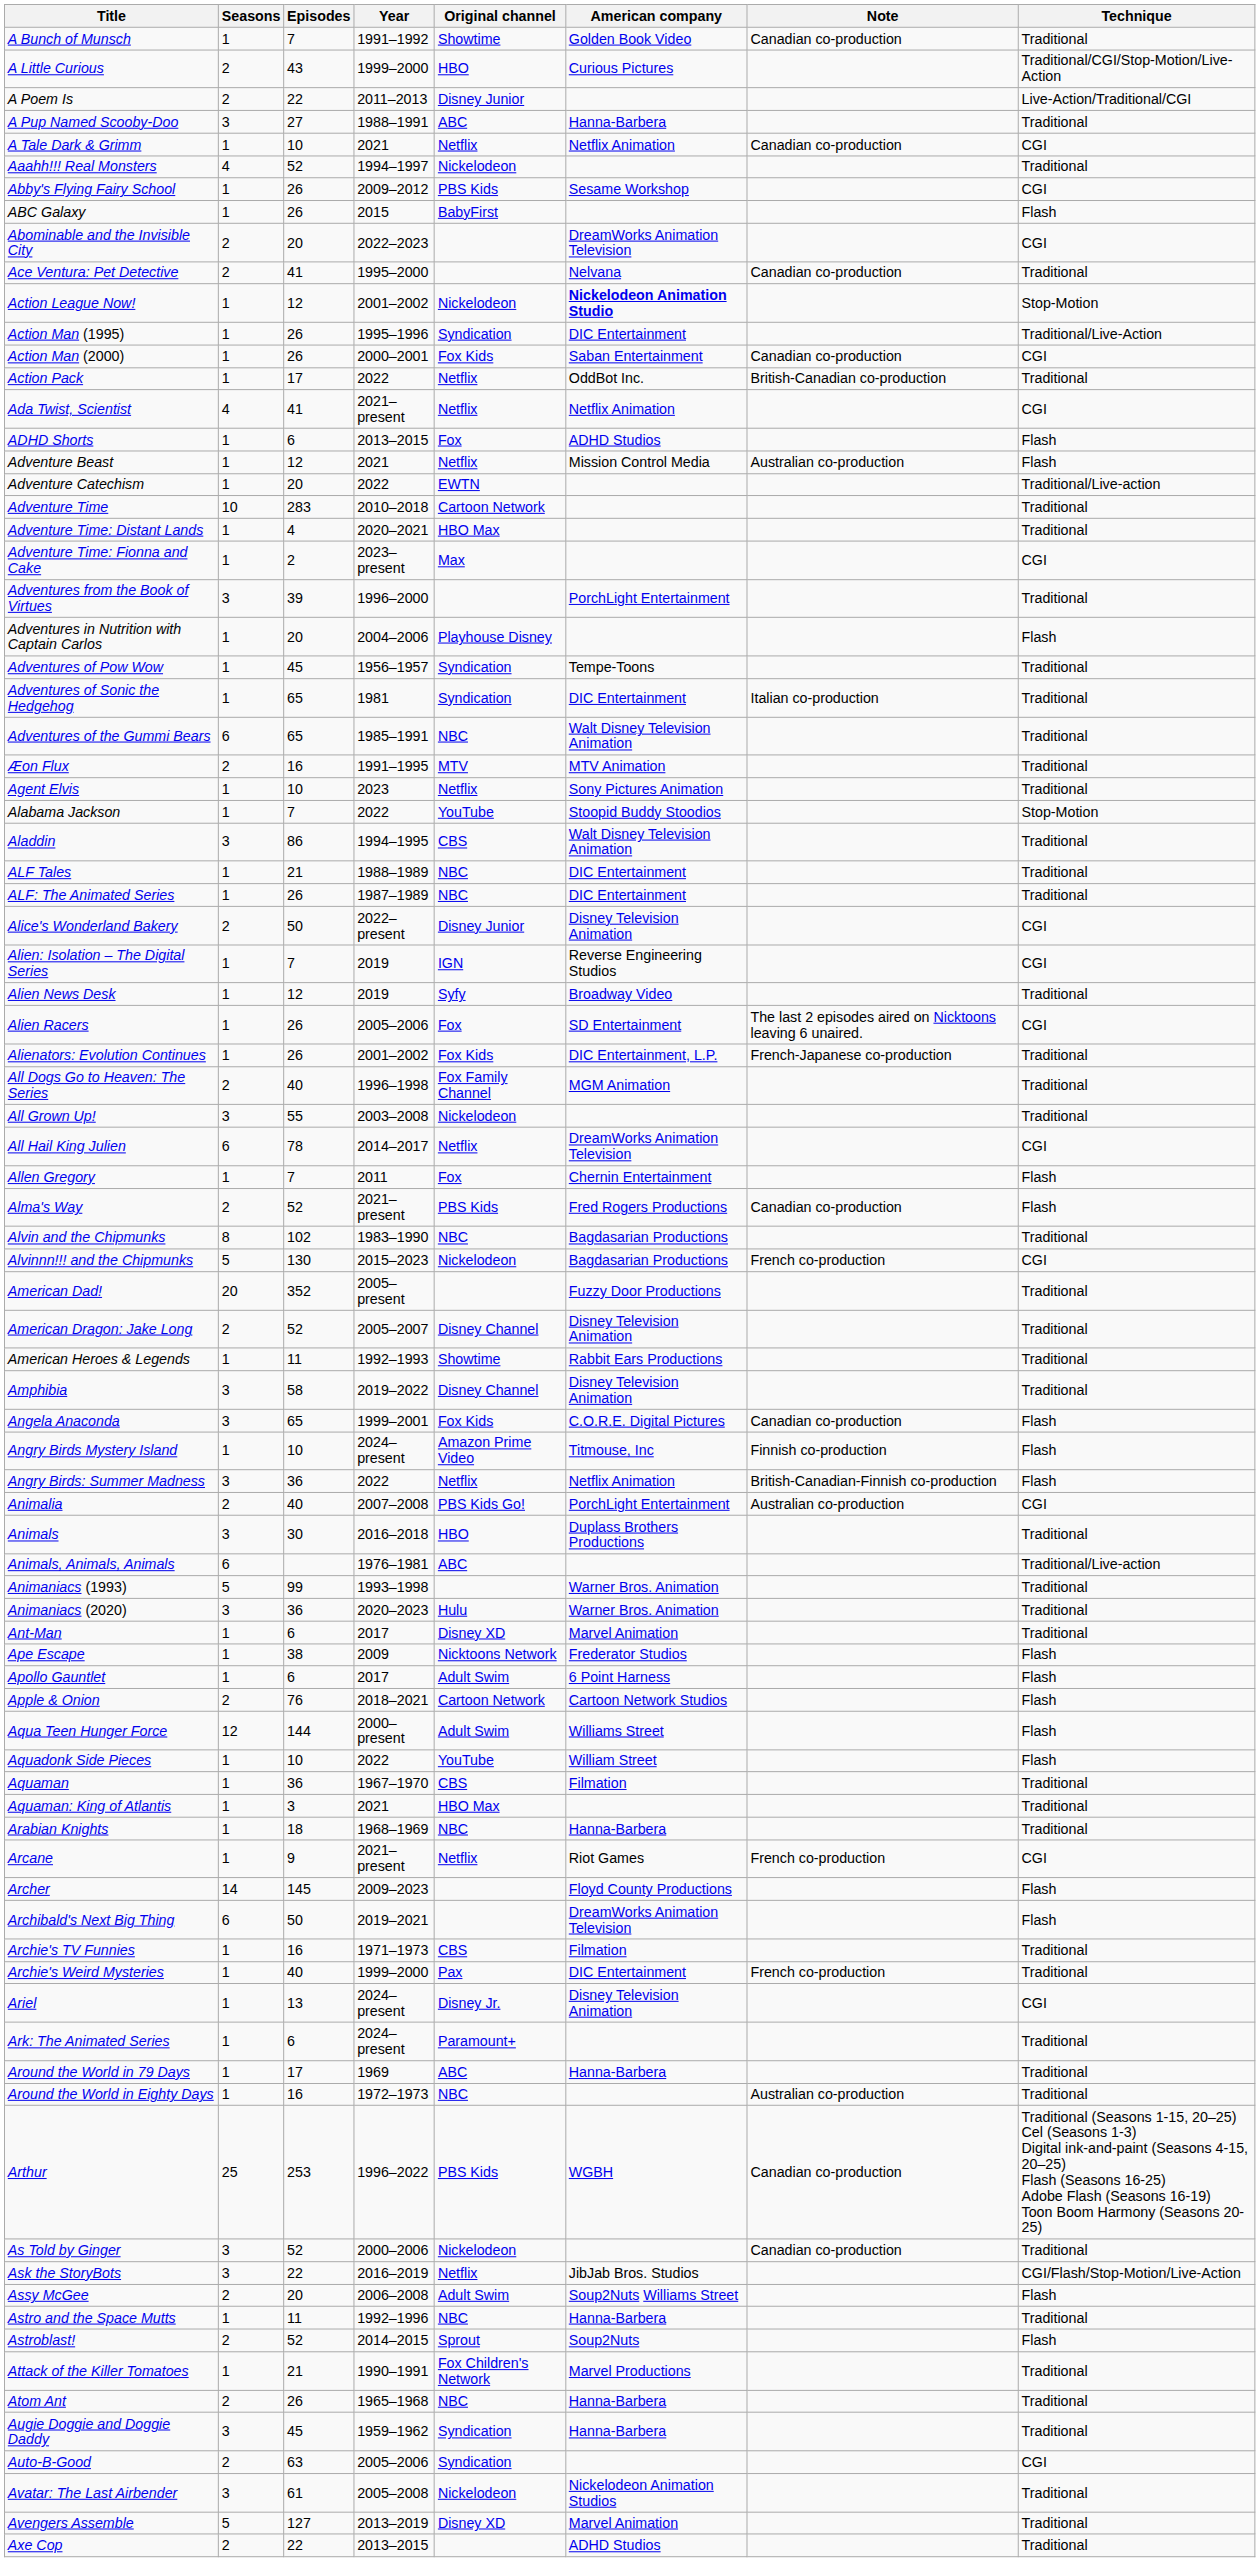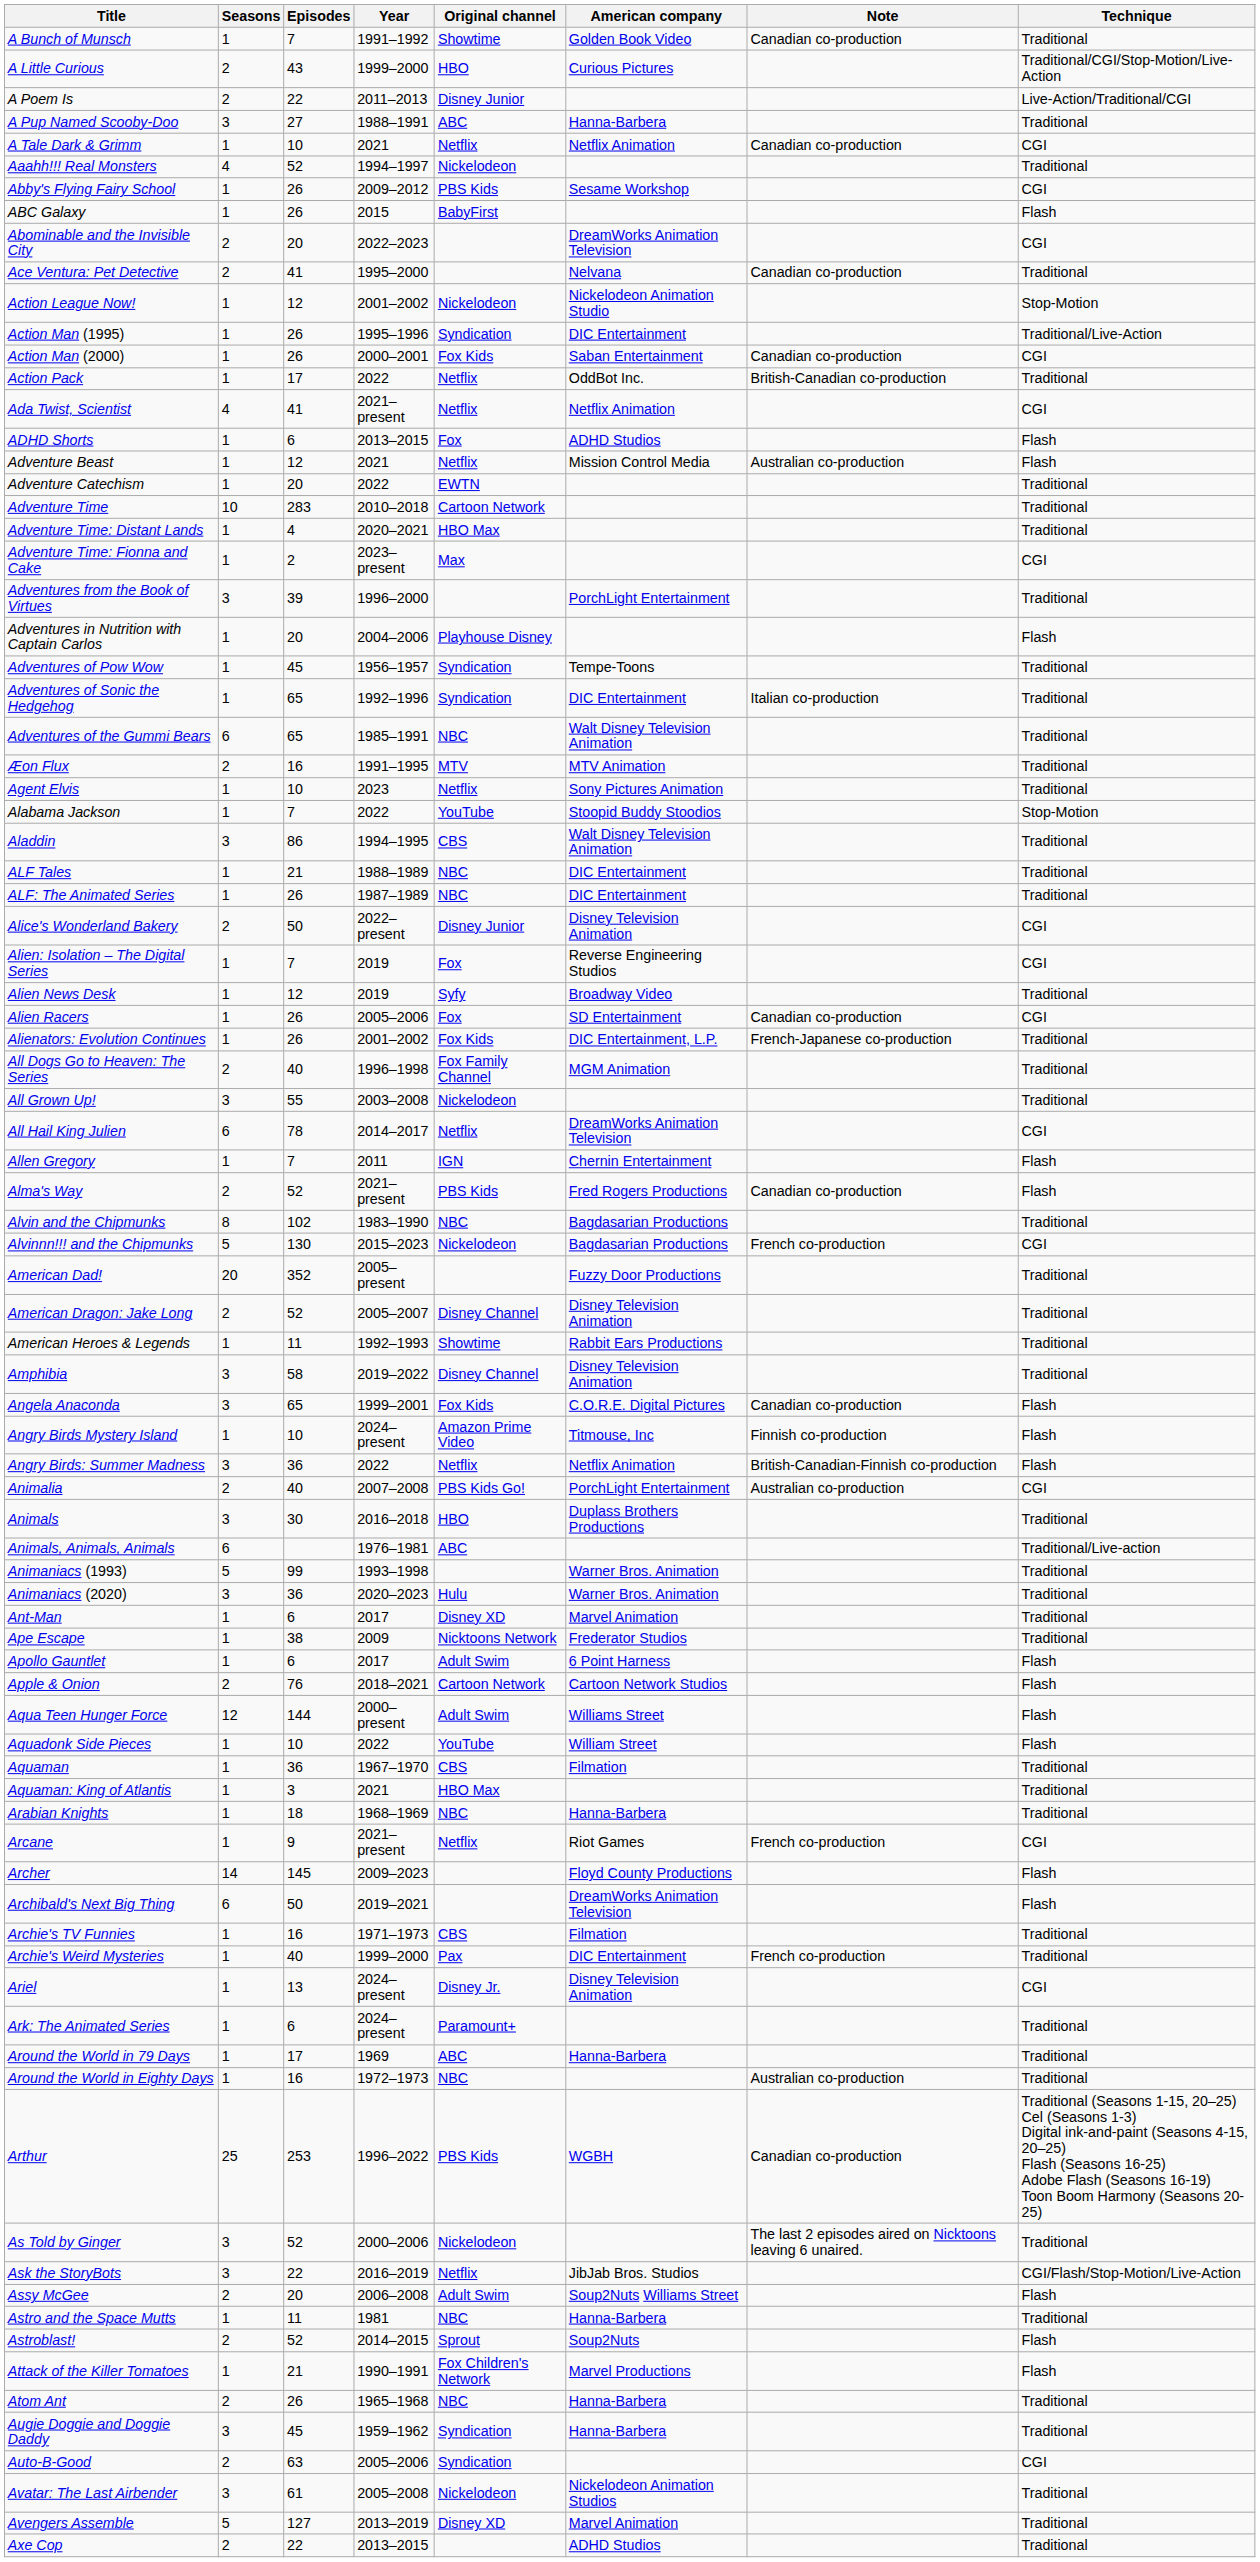(648, 303) bold -> (641, 303) normal
(1091, 485) Traditional/Live-action -> (1055, 485) Traditional
(373, 698) 1981 -> (393, 698) 1992–1996
(451, 964) IGN -> (450, 964) Fox
(873, 1025) The last 2 episodes aired on Nicktoons leaving 6 unaired. -> (826, 1017) Canadian co-production
(450, 1177) Fox -> (451, 1161) IGN
(1039, 1655) Flash -> (1055, 1639) Traditional
(826, 2251) Canadian co-production -> (873, 2243) The last 2 episodes aired on Nicktoons leaving 6 unaired.
(393, 2318) 1992–1996 -> (373, 2318) 1981
(1055, 2371) Traditional -> (1039, 2371) Flash
